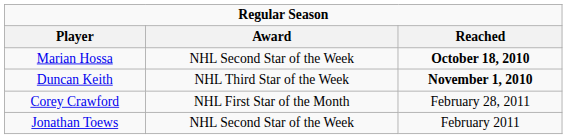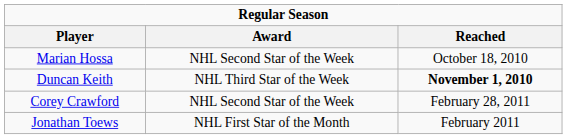(480, 58) bold -> (480, 58) normal
(272, 101) NHL First Star of the Month -> (272, 101) NHL Second Star of the Week
(272, 123) NHL Second Star of the Week -> (272, 123) NHL First Star of the Month
